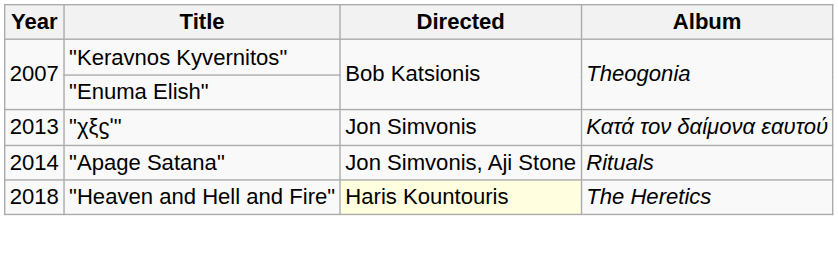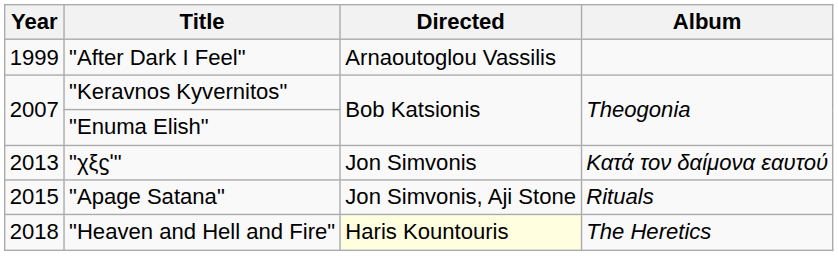+ row: (157, 57)
(34, 162) 2014 -> (34, 197) 2015
